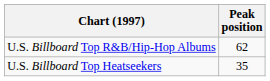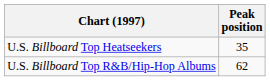rows swapped: (84, 66) <-> (111, 47)
